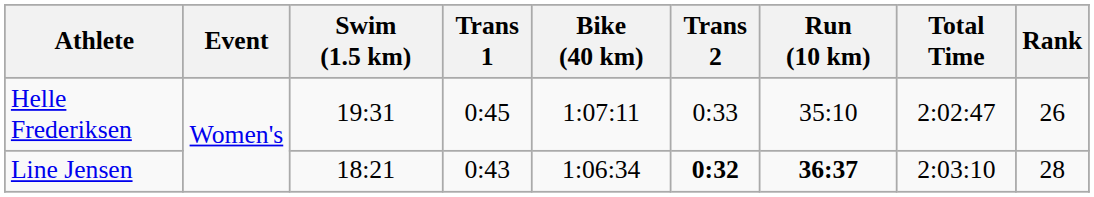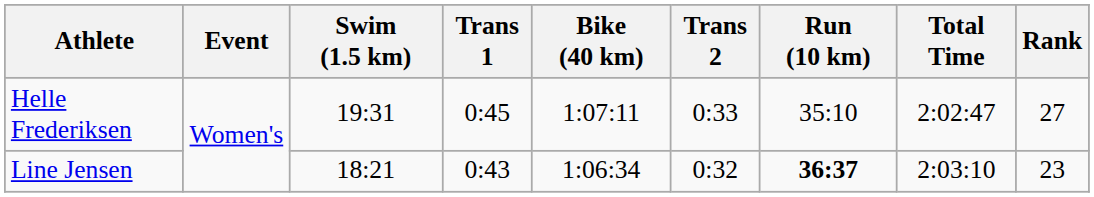(1052, 113) 26 -> (1052, 113) 27
(715, 171) bold -> (715, 171) normal
(1052, 171) 28 -> (1052, 171) 23
